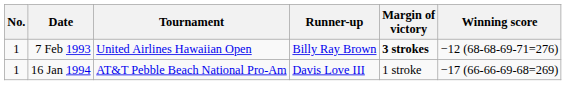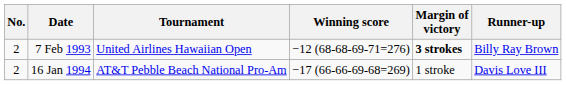columns swapped: (500, 22) <-> (334, 22)
(16, 49) 1 -> (16, 49) 2
(16, 70) 1 -> (16, 70) 2
